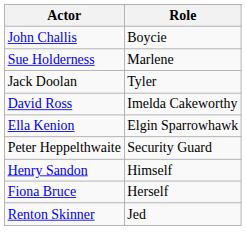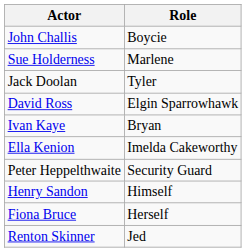(182, 103) Imelda Cakeworthy -> (183, 103) Elgin Sparrowhawk
+ row: (36, 125)
(183, 125) Elgin Sparrowhawk -> (182, 147) Imelda Cakeworthy
